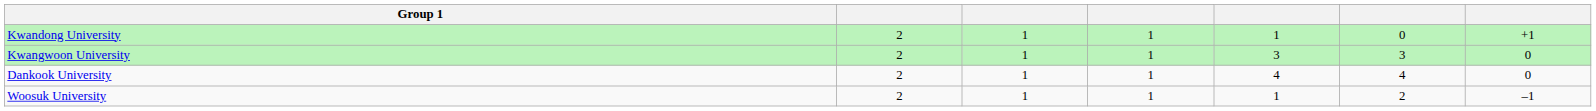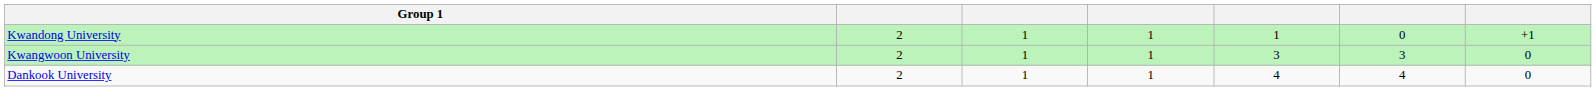- row: (57, 95)
